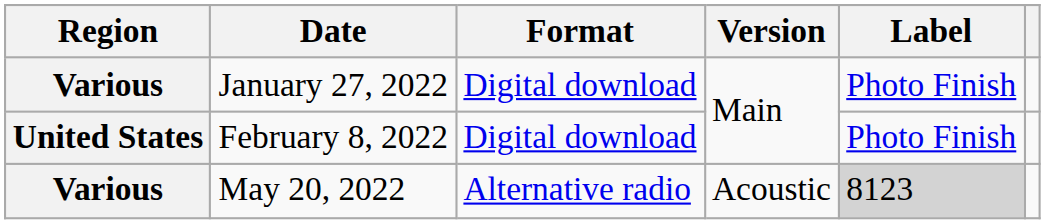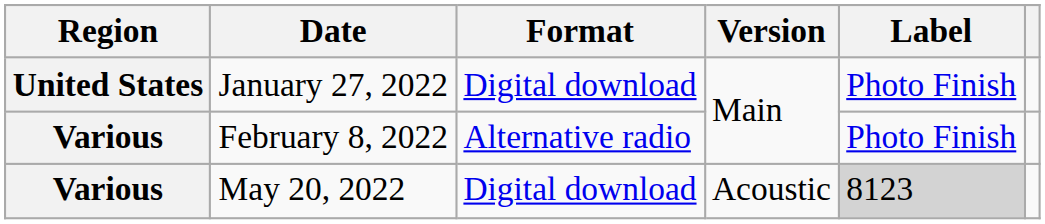(108, 84) Various -> (108, 84) United States
(108, 137) United States -> (108, 137) Various
(580, 137) Digital download -> (577, 137) Alternative radio
(577, 190) Alternative radio -> (580, 190) Digital download
